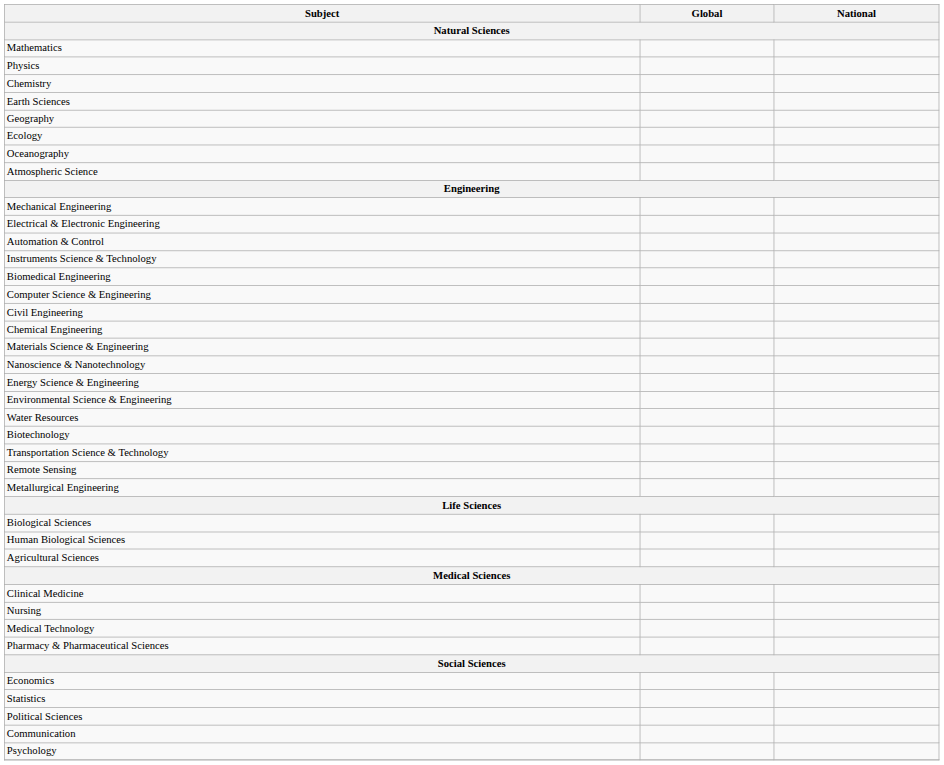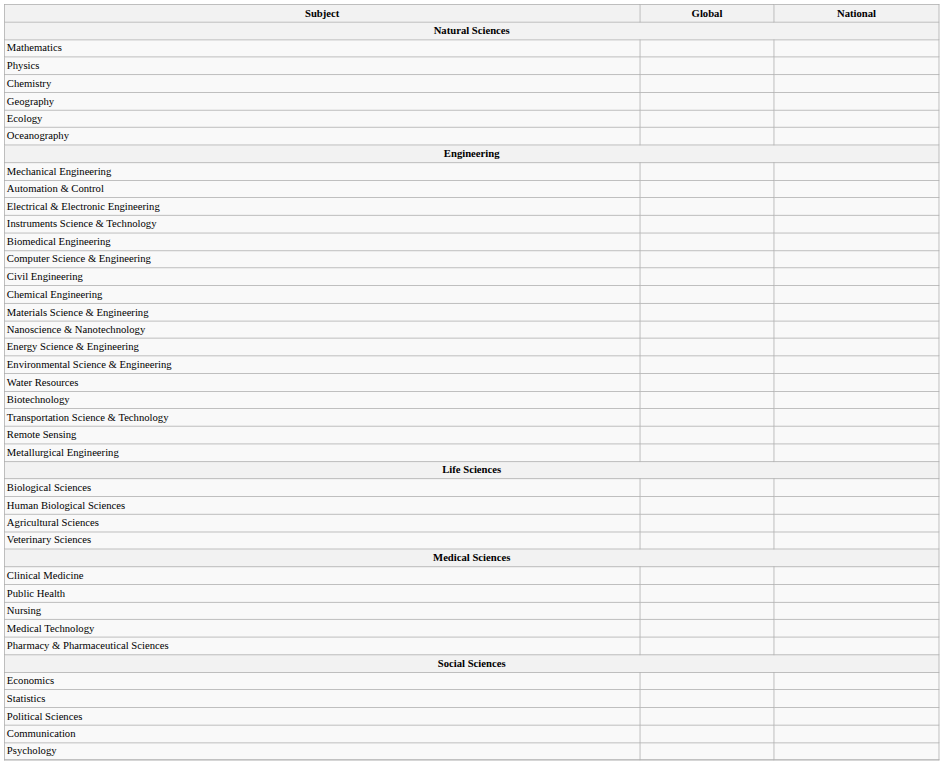- row: (38, 101)
- row: (52, 171)
rows swapped: (83, 224) <-> (55, 242)
+ row: (49, 540)
+ row: (36, 593)
